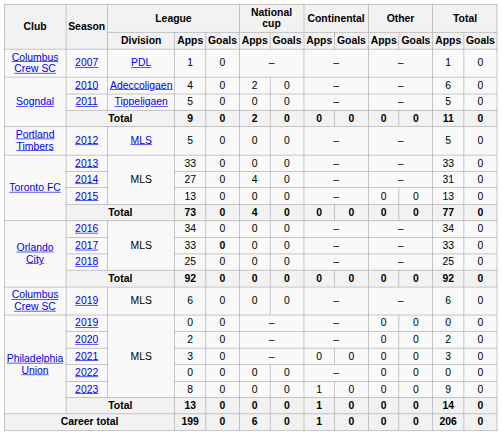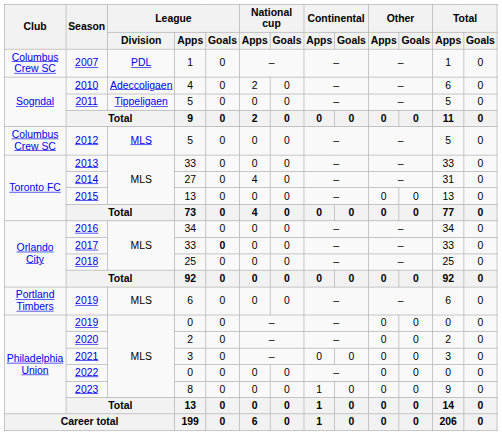(35, 140) Portland Timbers -> (35, 140) Columbus Crew SC
(35, 301) Columbus Crew SC -> (35, 301) Portland Timbers
